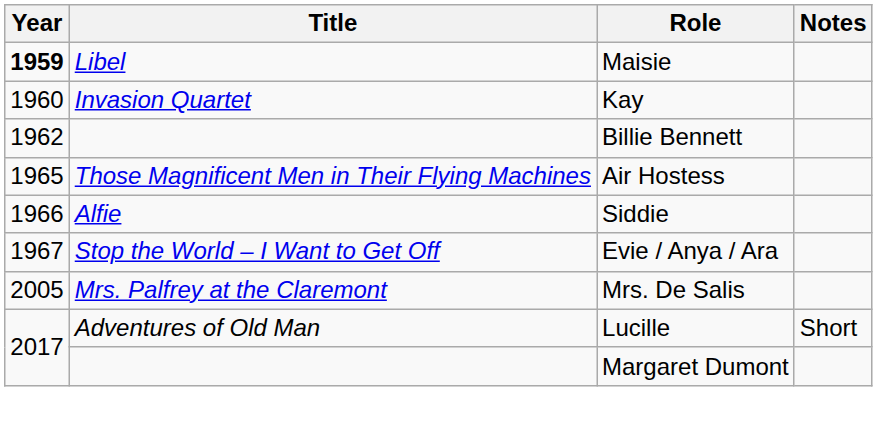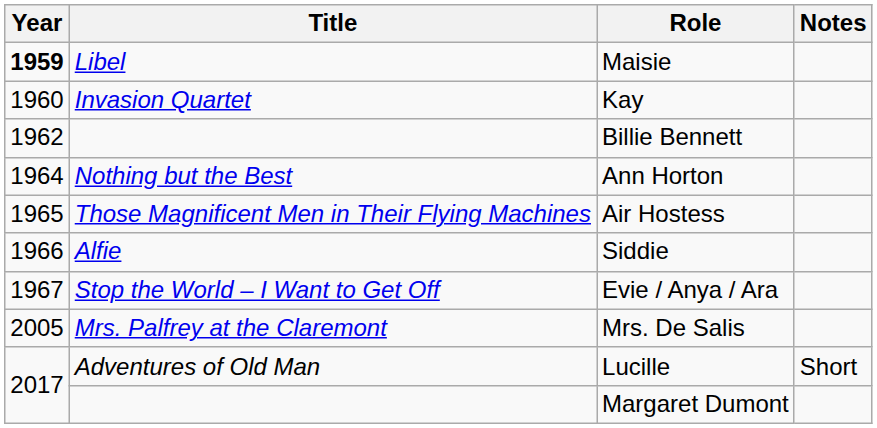+ row: (663, 175)
